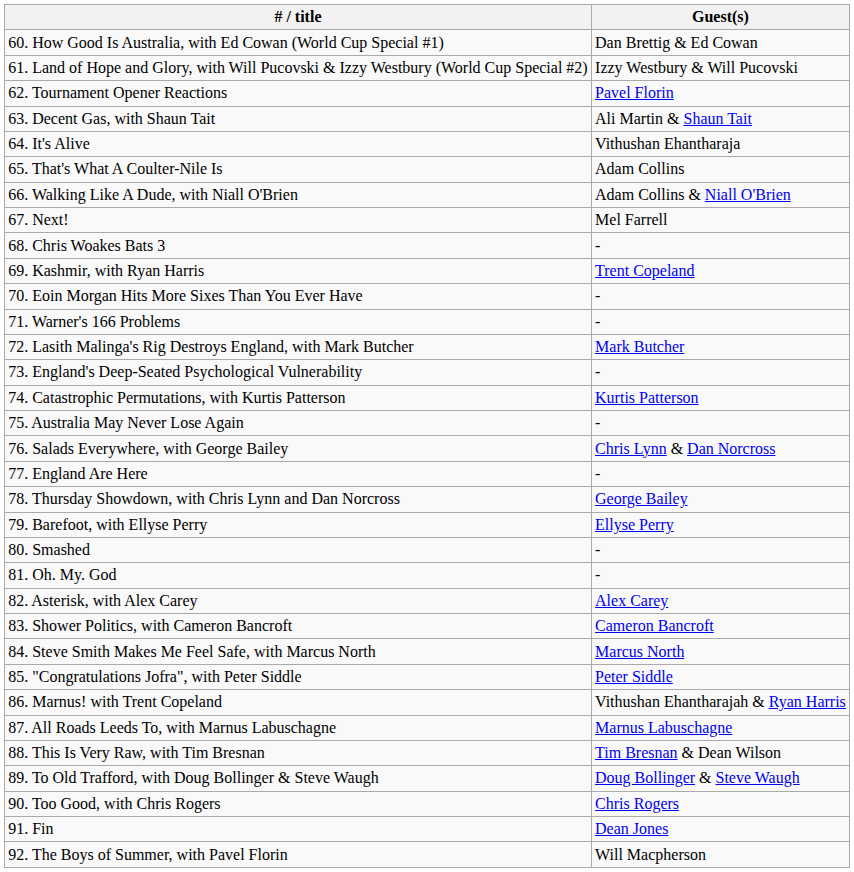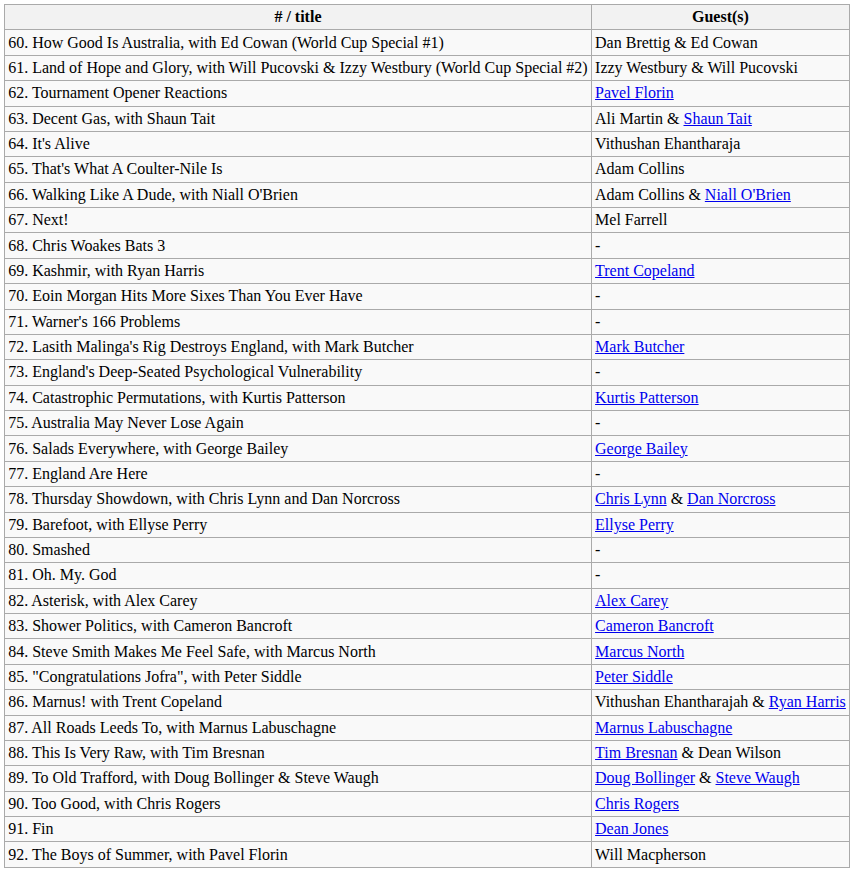(685, 448) Chris Lynn & Dan Norcross -> (641, 448) George Bailey
(641, 499) George Bailey -> (685, 499) Chris Lynn & Dan Norcross
